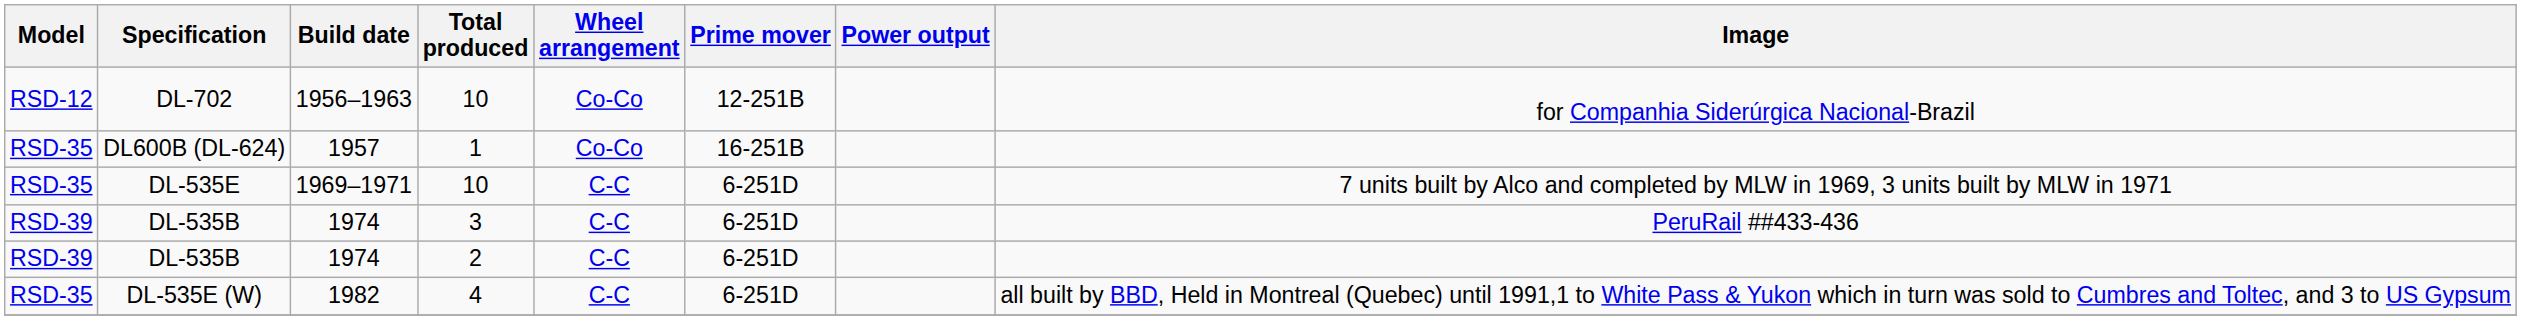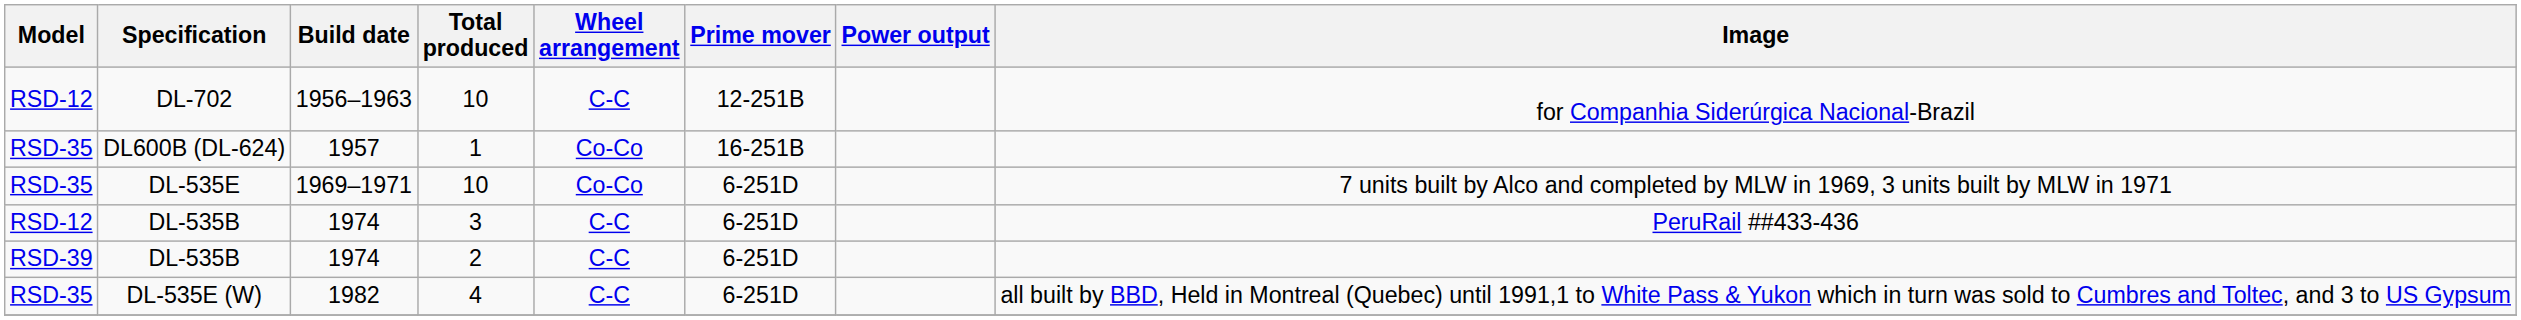(609, 98) Co-Co -> (609, 98) C-C
(609, 185) C-C -> (609, 185) Co-Co
(51, 222) RSD-39 -> (51, 222) RSD-12
